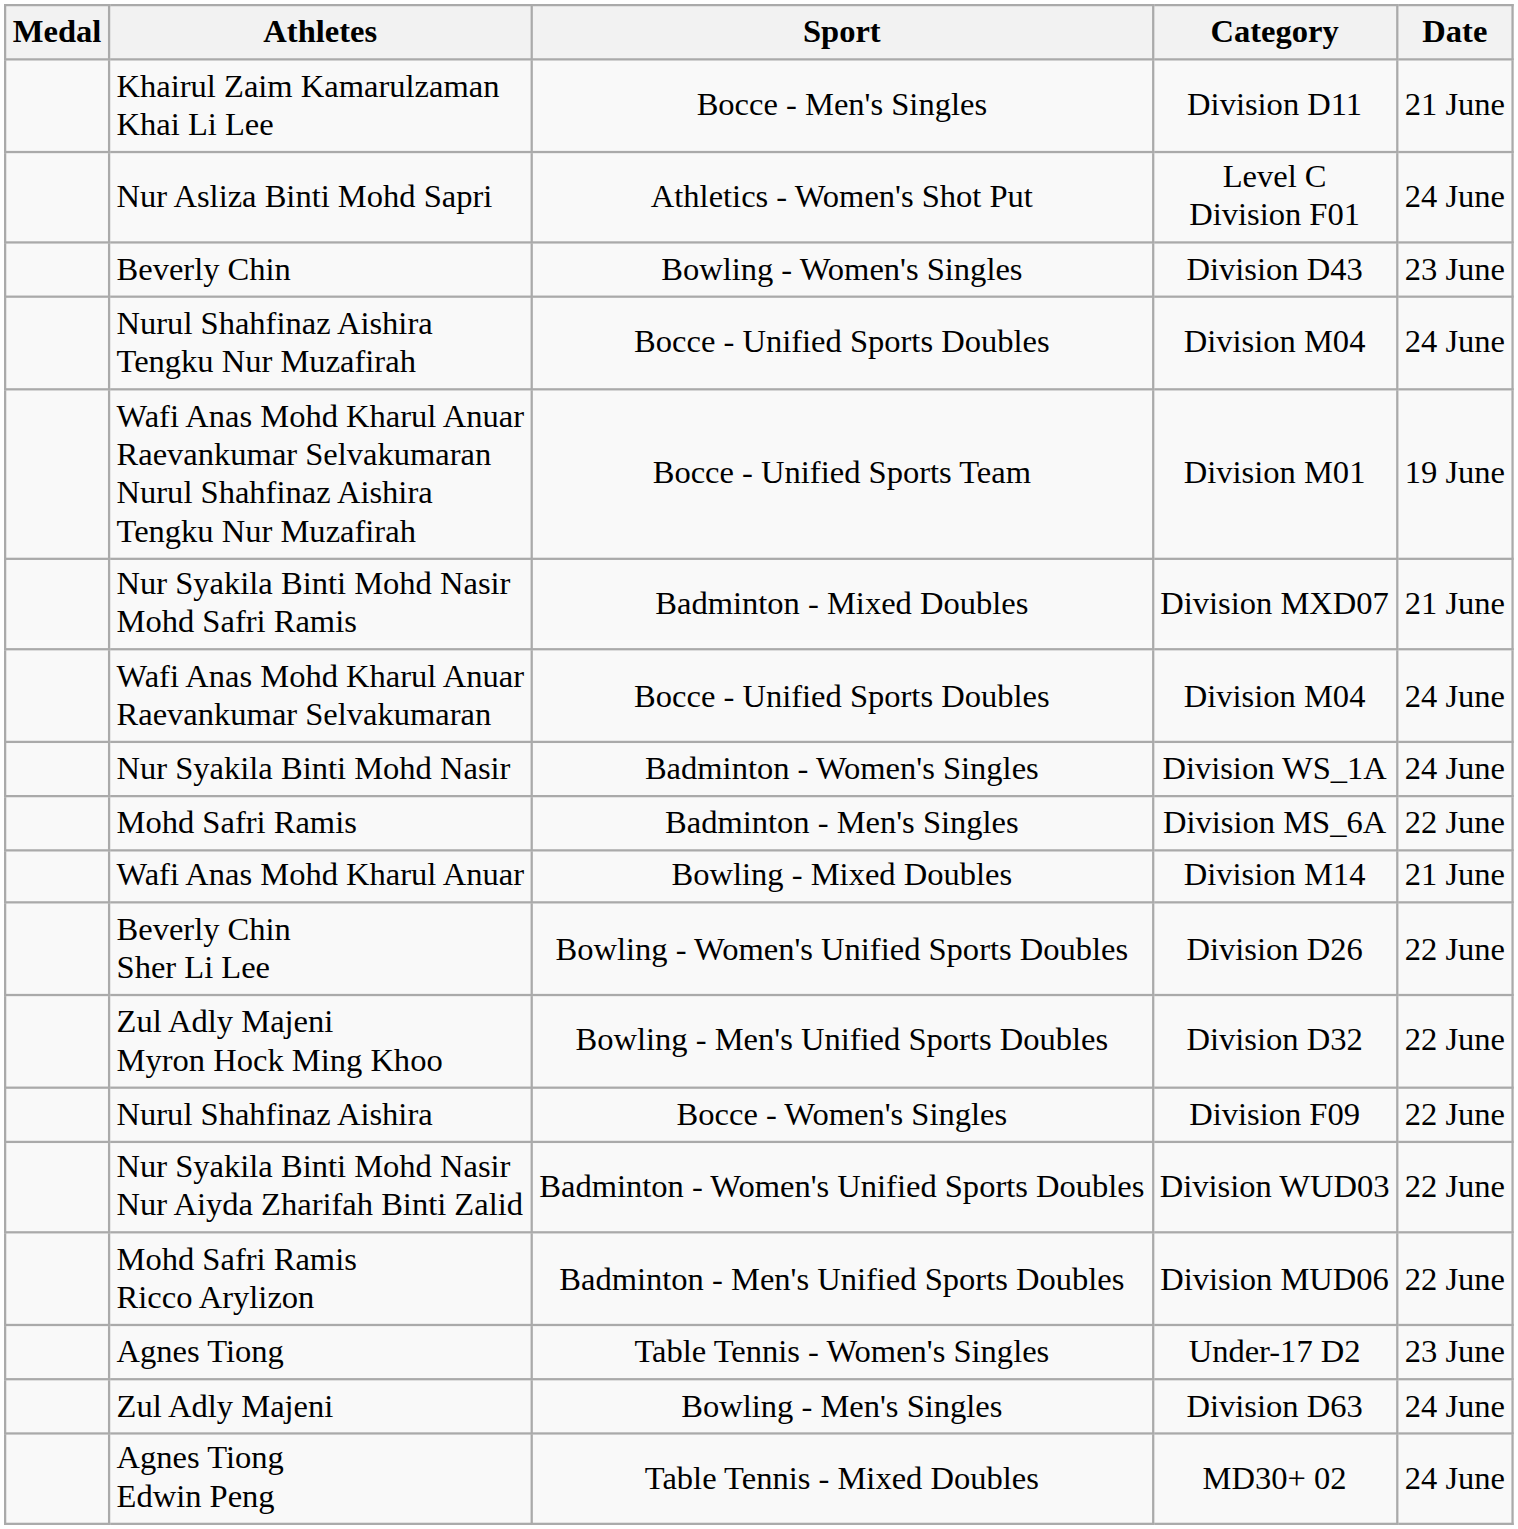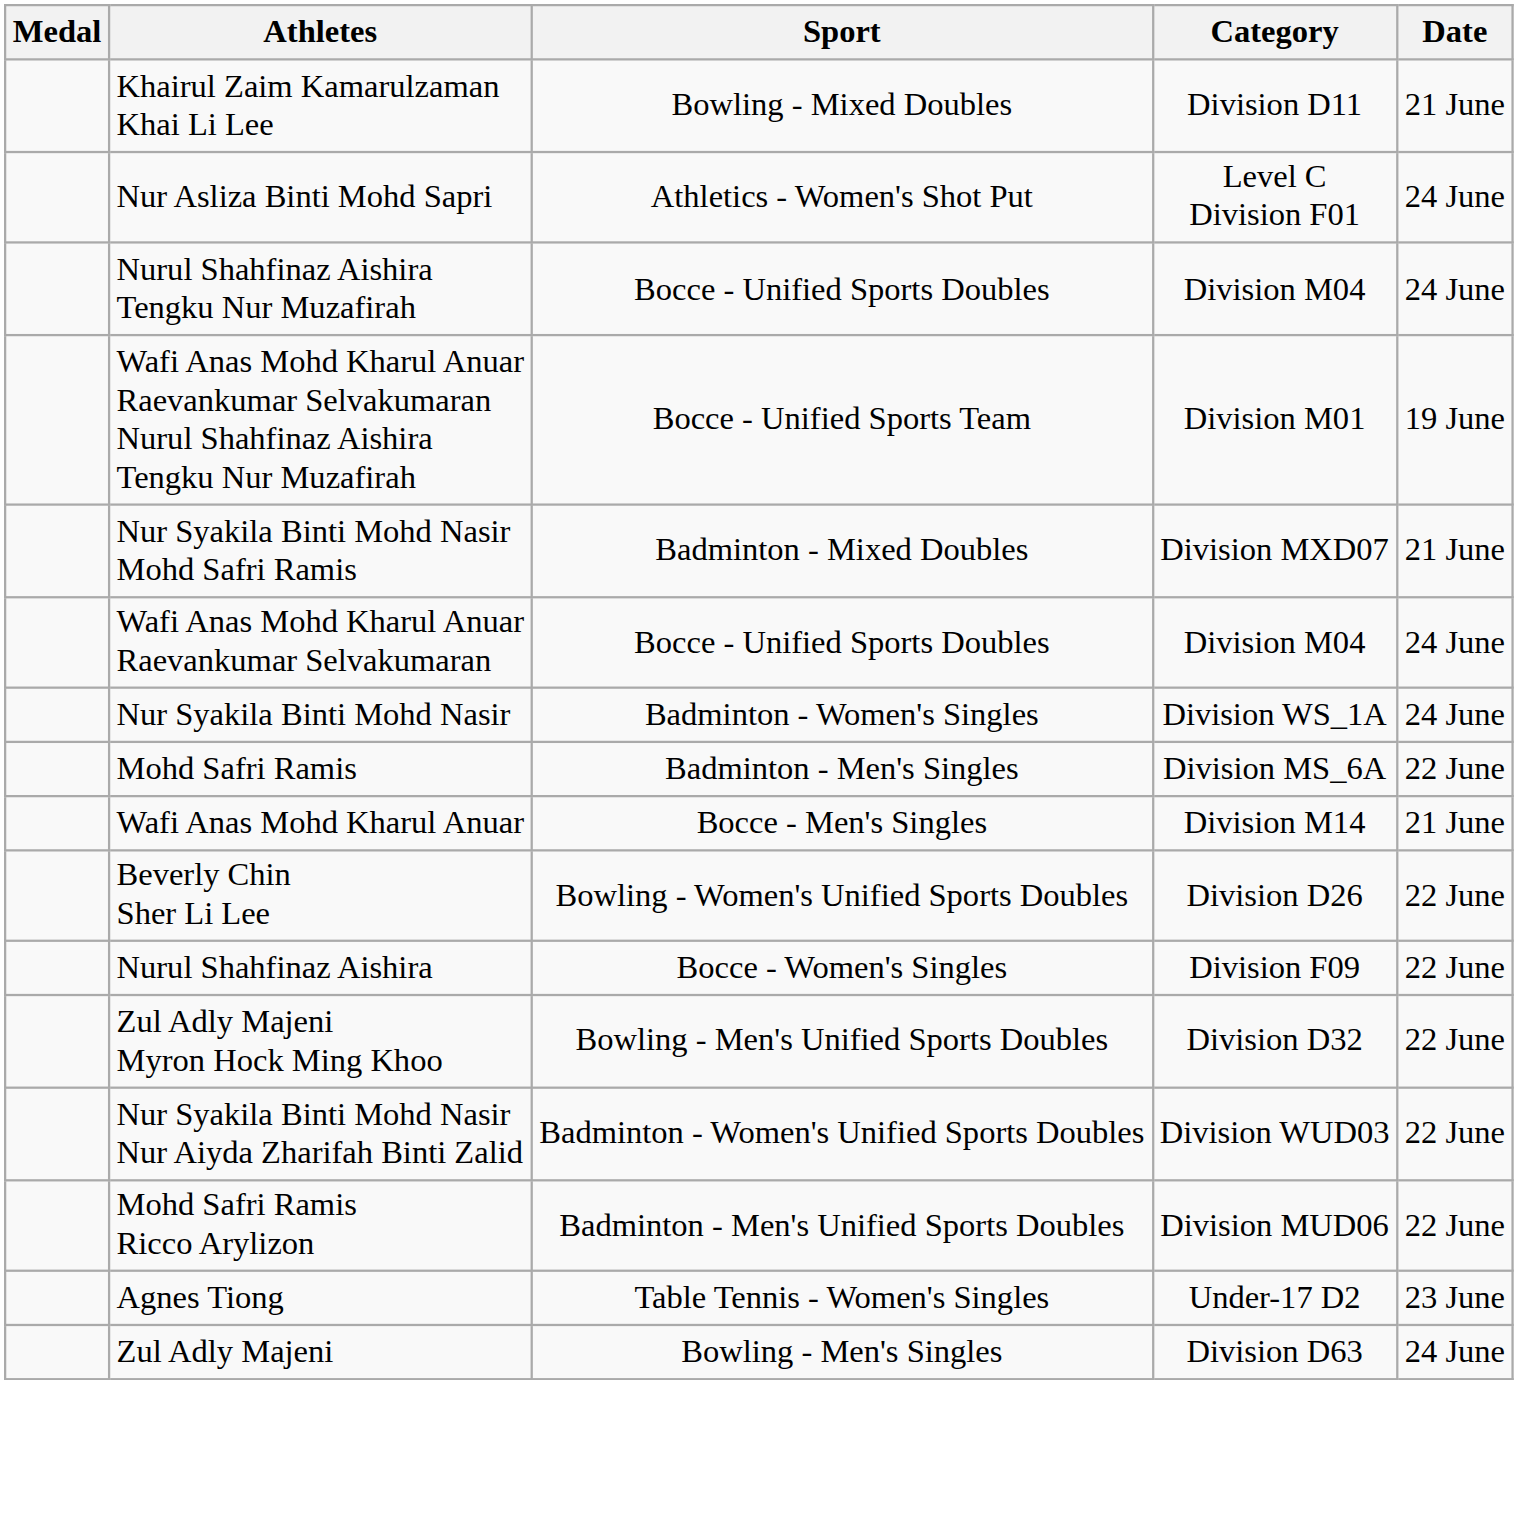(842, 104) Bocce - Men's Singles -> (842, 104) Bowling - Mixed Doubles
- row: (204, 269)
(842, 875) Bowling - Mixed Doubles -> (842, 822) Bocce - Men's Singles
rows swapped: (280, 1040) <-> (275, 1113)
- row: (200, 1478)
